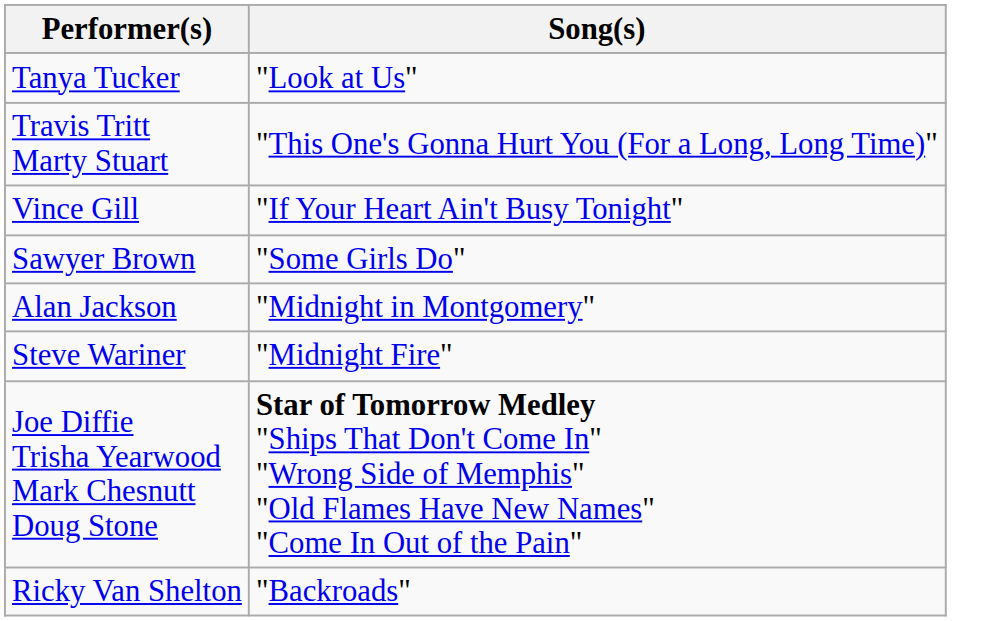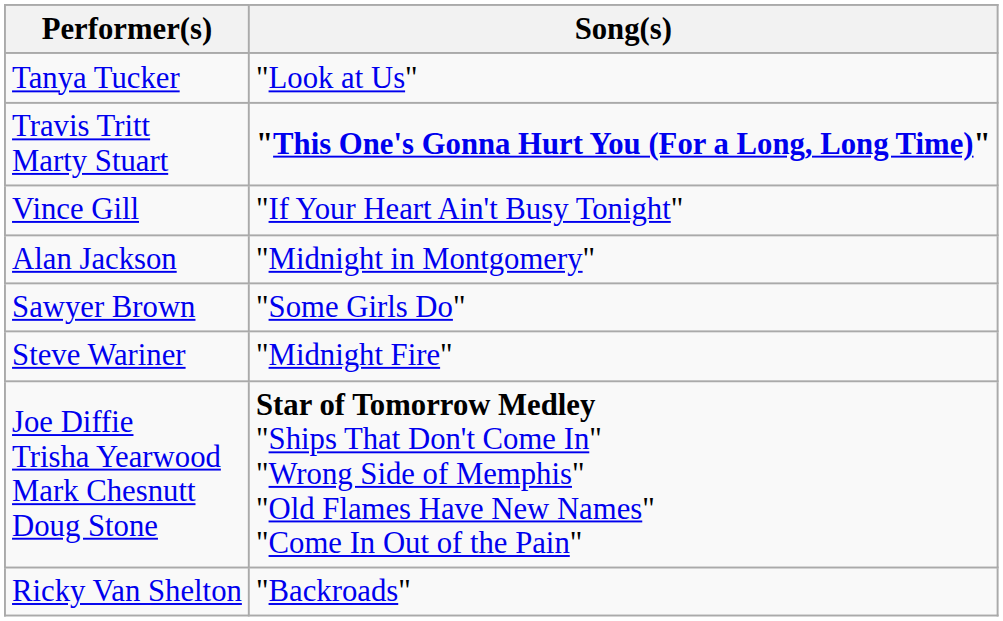(597, 143) normal -> (623, 143) bold
rows swapped: (104, 258) <-> (94, 307)
